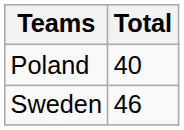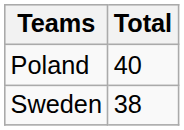(128, 104) 46 -> (128, 104) 38
